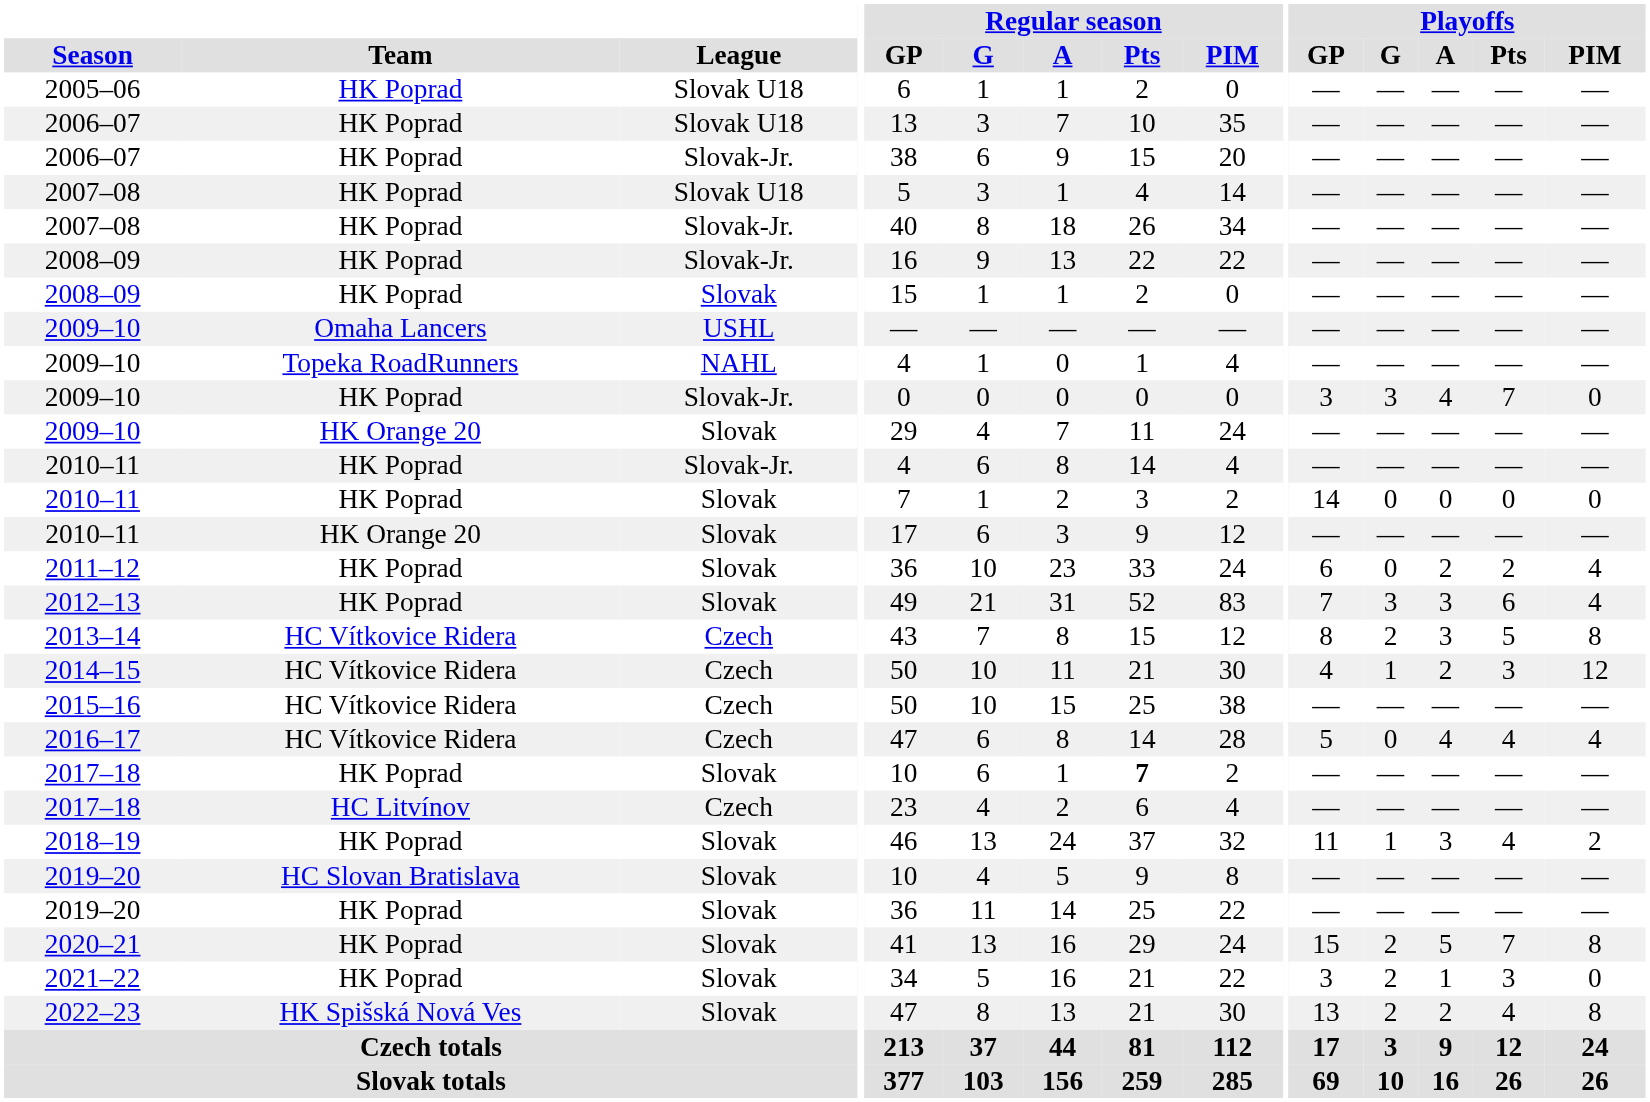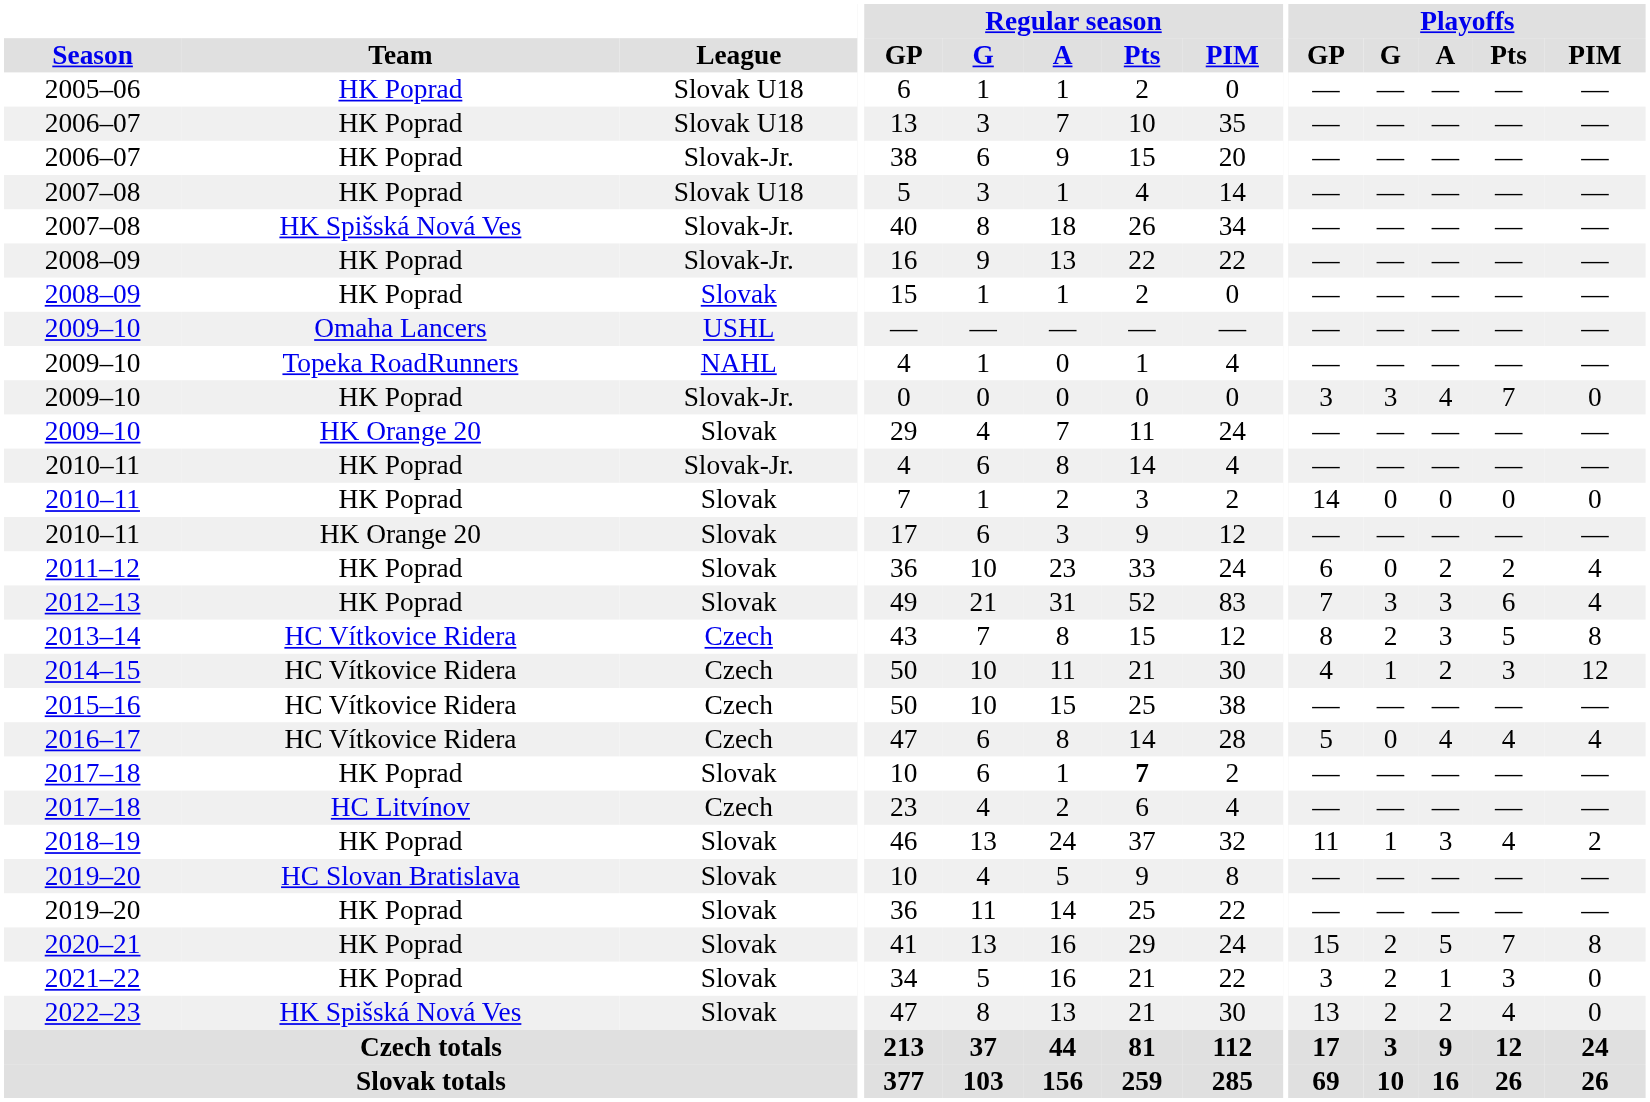(400, 225) HK Poprad -> (400, 225) HK Spišská Nová Ves
(1595, 1012) 8 -> (1595, 1012) 0
